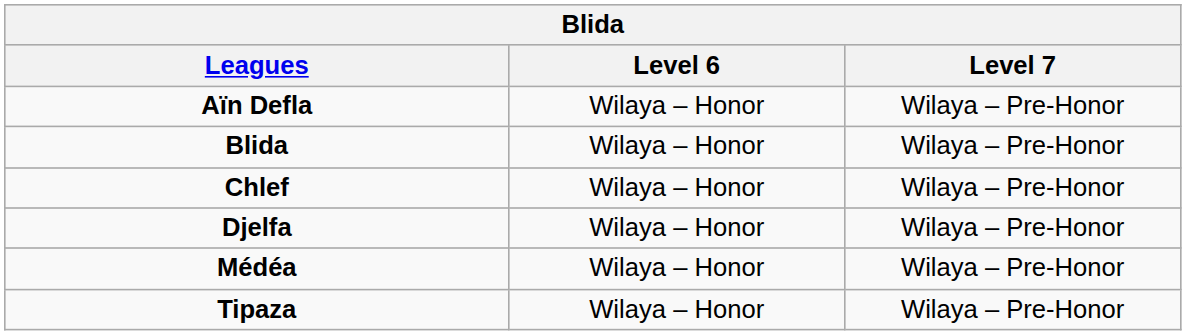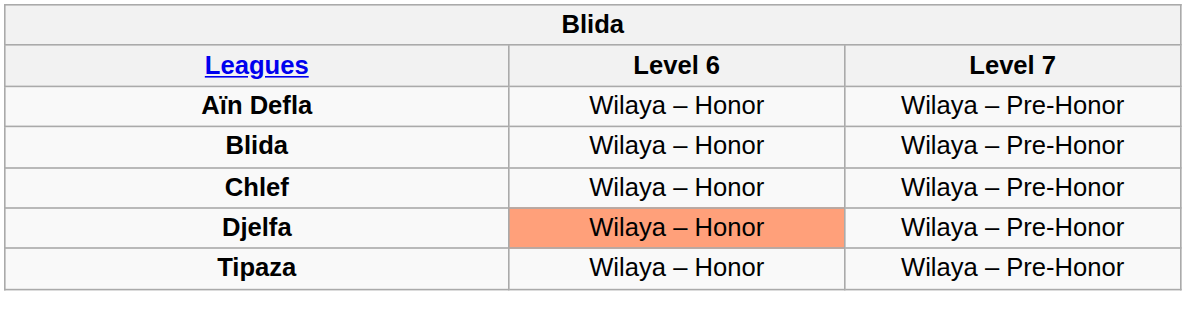(677, 227) no background -> (677, 227) lightsalmon background
- row: (257, 268)
